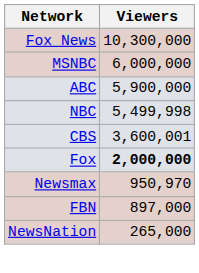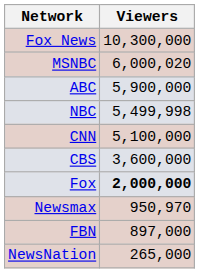(152, 64) 6,000,000 -> (152, 64) 6,000,020
+ row: (83, 136)
(152, 136) 3,600,001 -> (152, 160) 3,600,000
